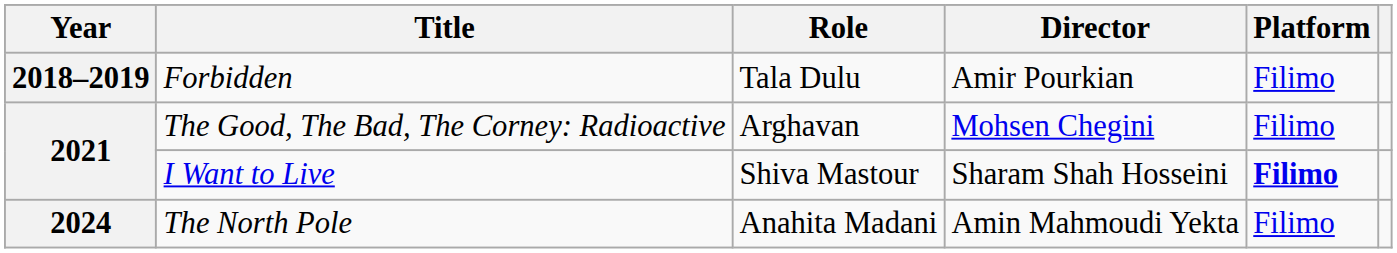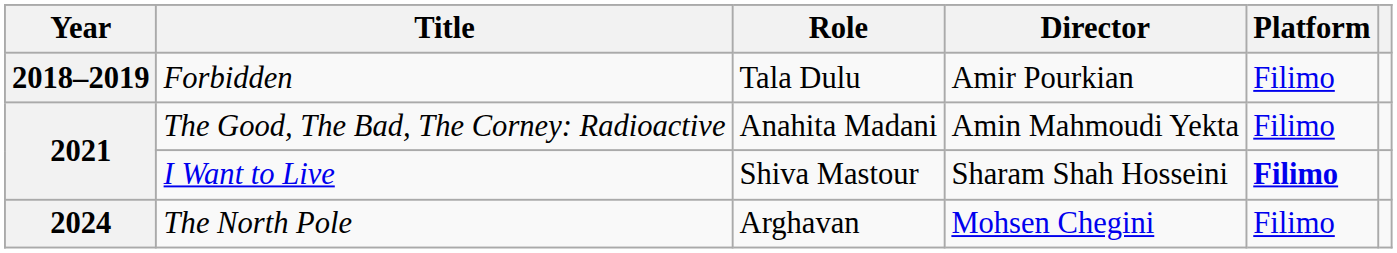(800, 125) Arghavan -> (838, 125) Anahita Madani
(1053, 125) Mohsen Chegini -> (1095, 125) Amin Mahmoudi Yekta
(838, 222) Anahita Madani -> (800, 222) Arghavan
(1095, 222) Amin Mahmoudi Yekta -> (1053, 222) Mohsen Chegini
